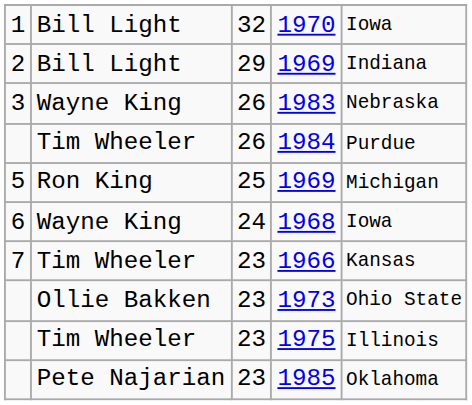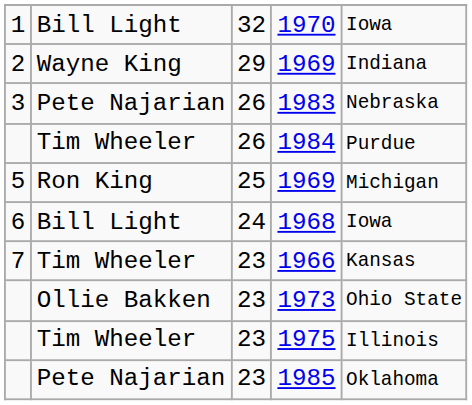(109, 64) Bill Light -> (109, 64) Wayne King
(109, 103) Wayne King -> (131, 103) Pete Najarian
(109, 222) Wayne King -> (109, 222) Bill Light
